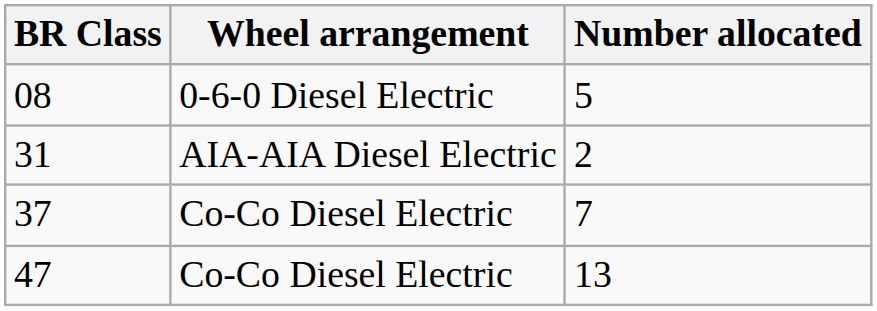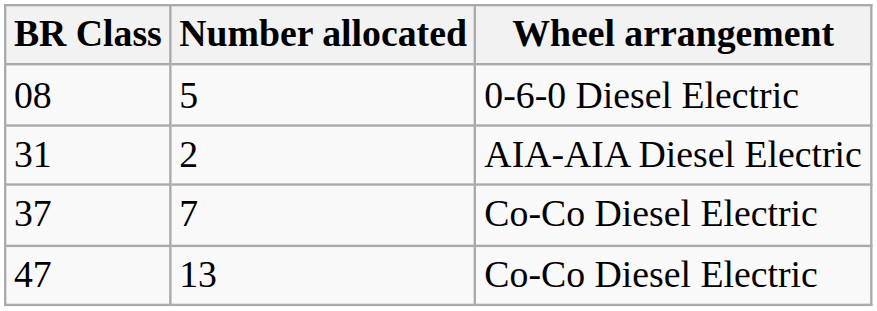columns swapped: (368, 34) <-> (718, 34)
